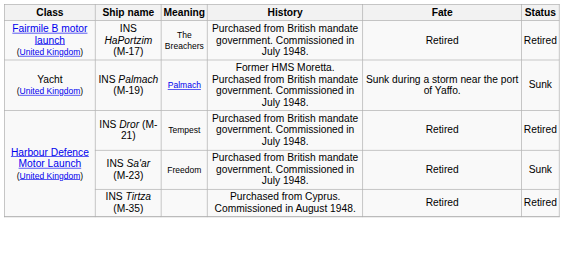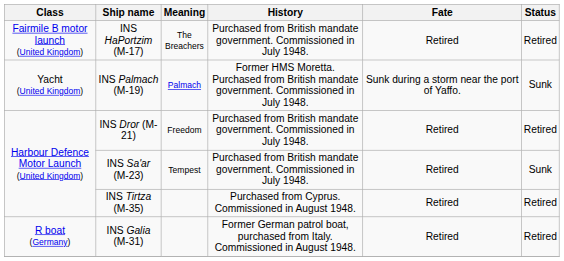(184, 131) Tempest -> (184, 131) Freedom
(184, 170) Freedom -> (184, 170) Tempest
+ row: (128, 236)
